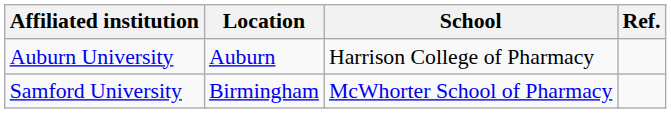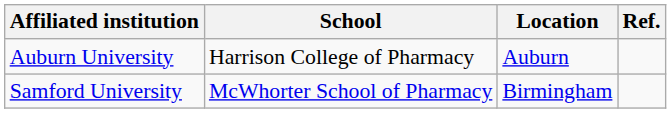columns swapped: (471, 21) <-> (264, 21)
